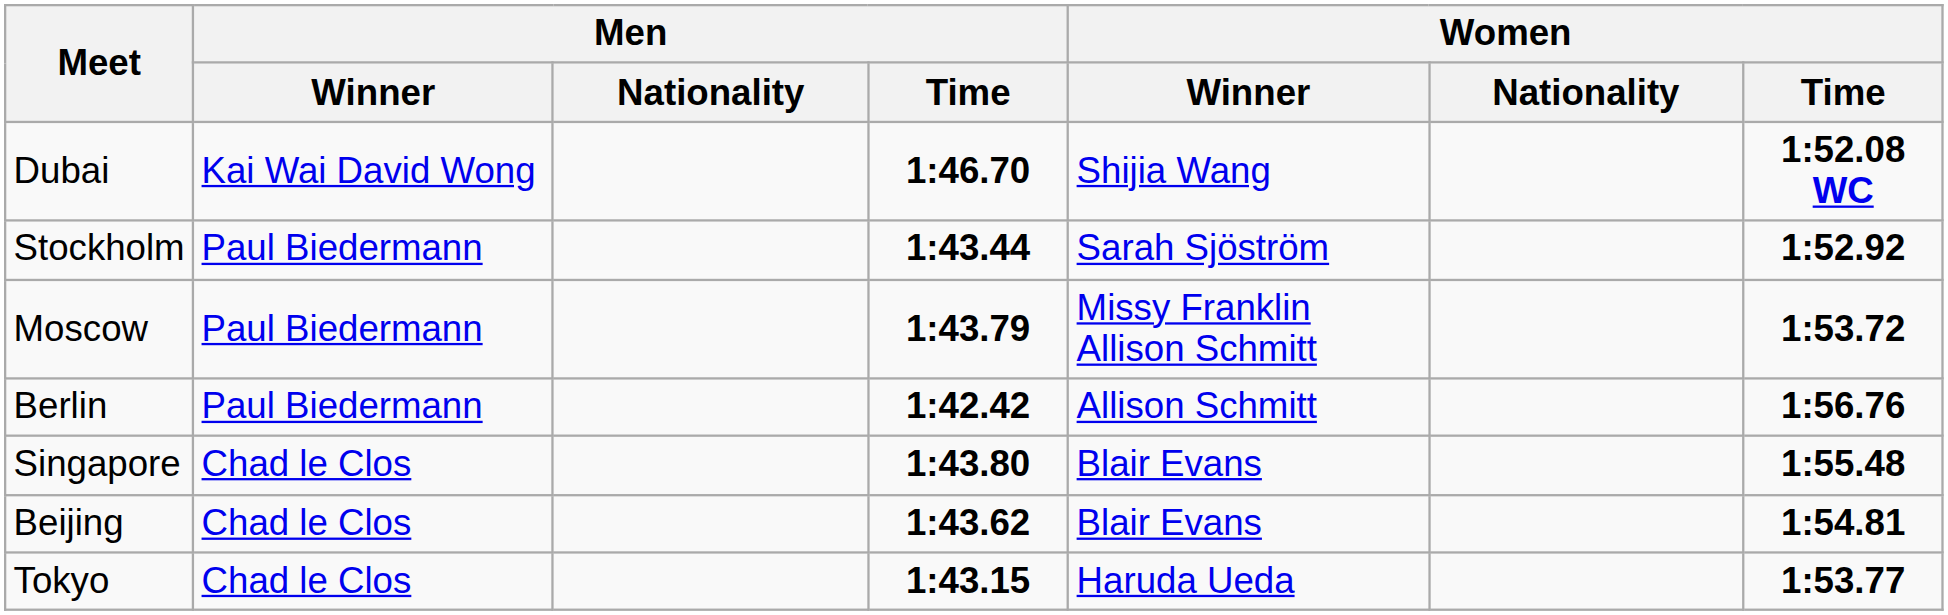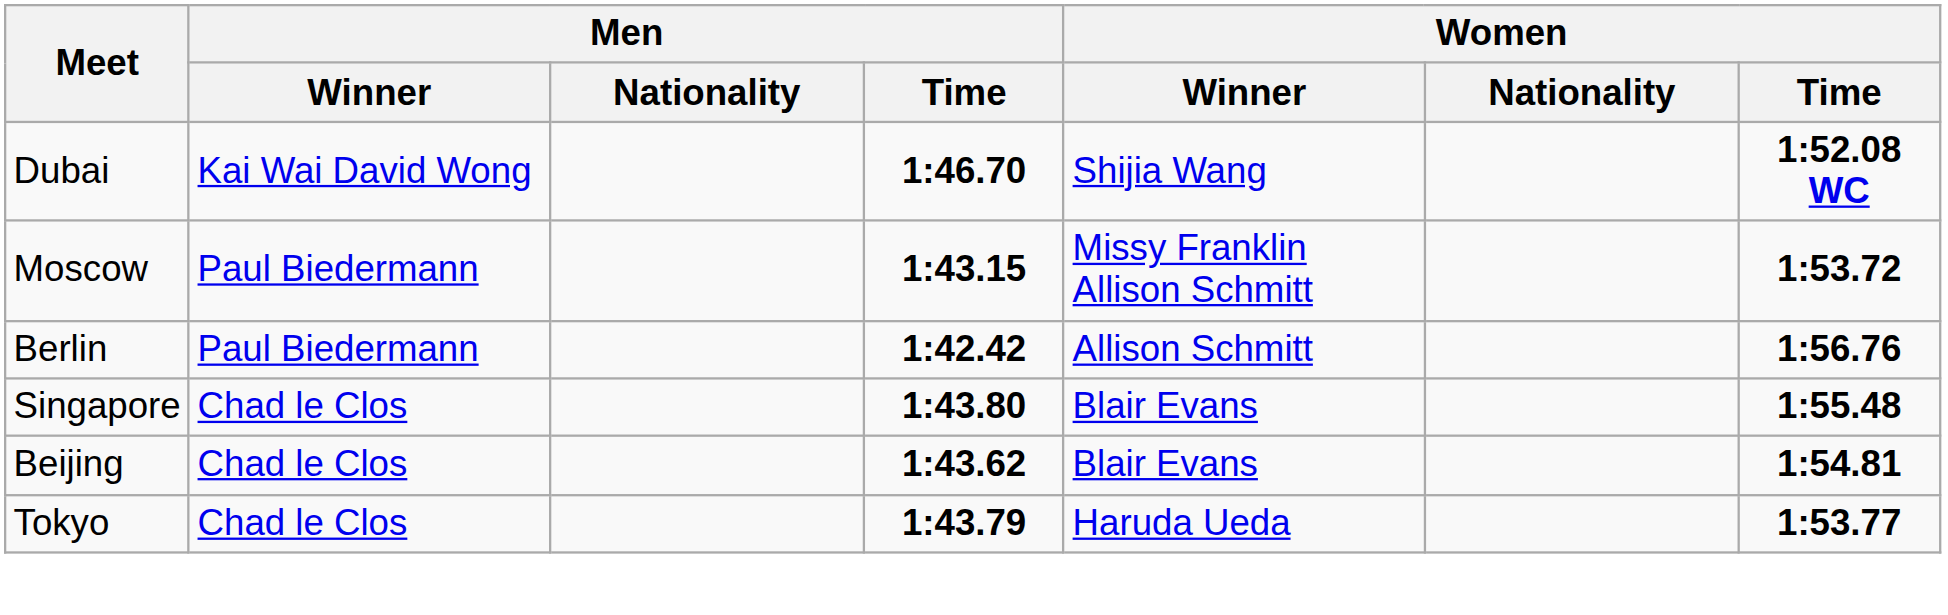- row: (99, 249)
(968, 327) 1:43.79 -> (964, 269) 1:43.15
(968, 580) 1:43.15 -> (964, 522) 1:43.79
